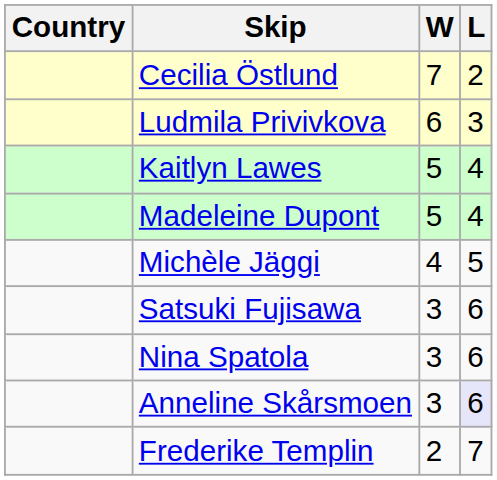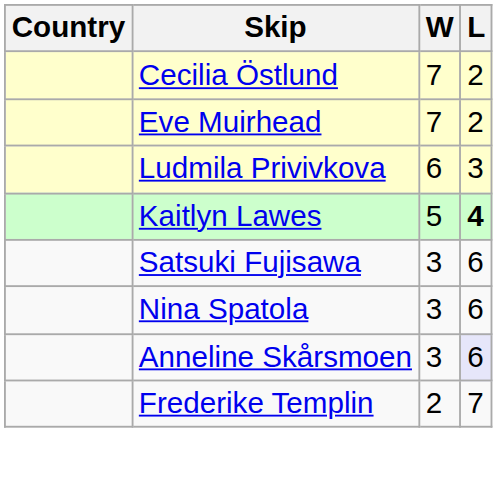+ row: (230, 121)
(475, 168) normal -> (475, 215) bold
- row: (259, 215)
- row: (229, 262)
